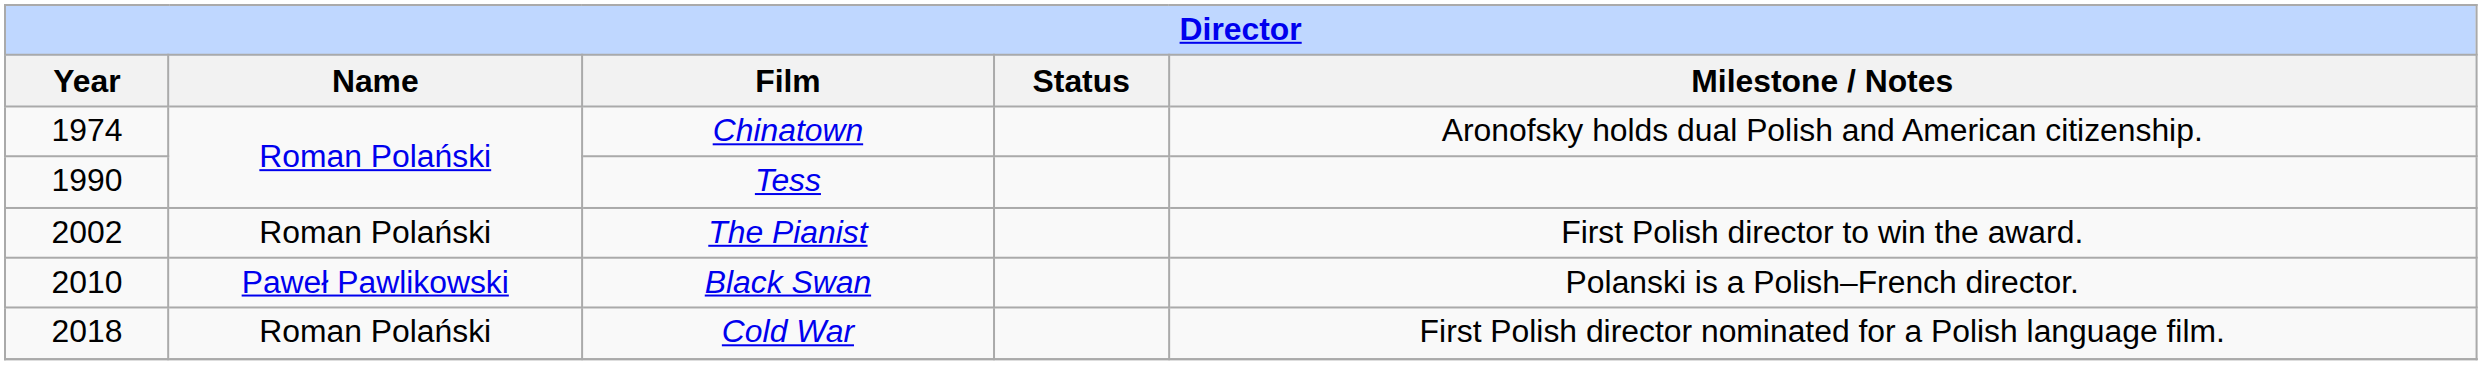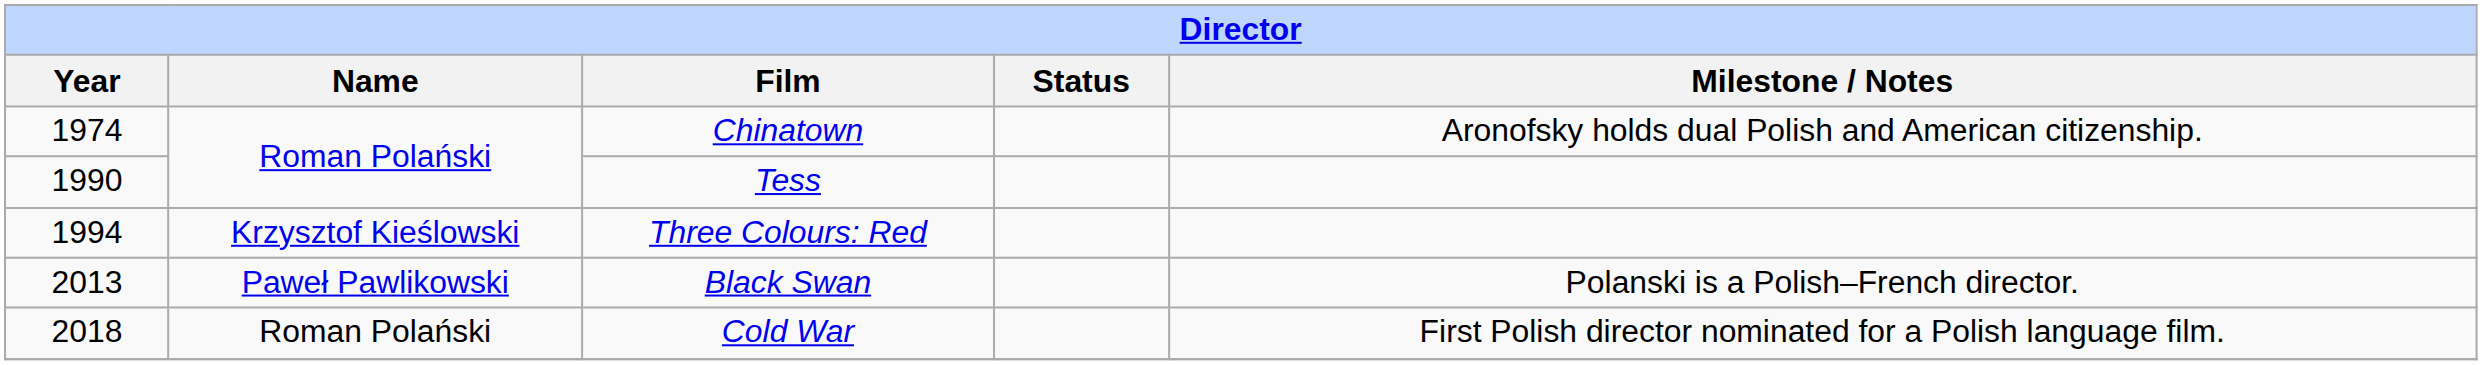+ row: (788, 231)
- row: (788, 231)
(87, 282) 2010 -> (87, 282) 2013
